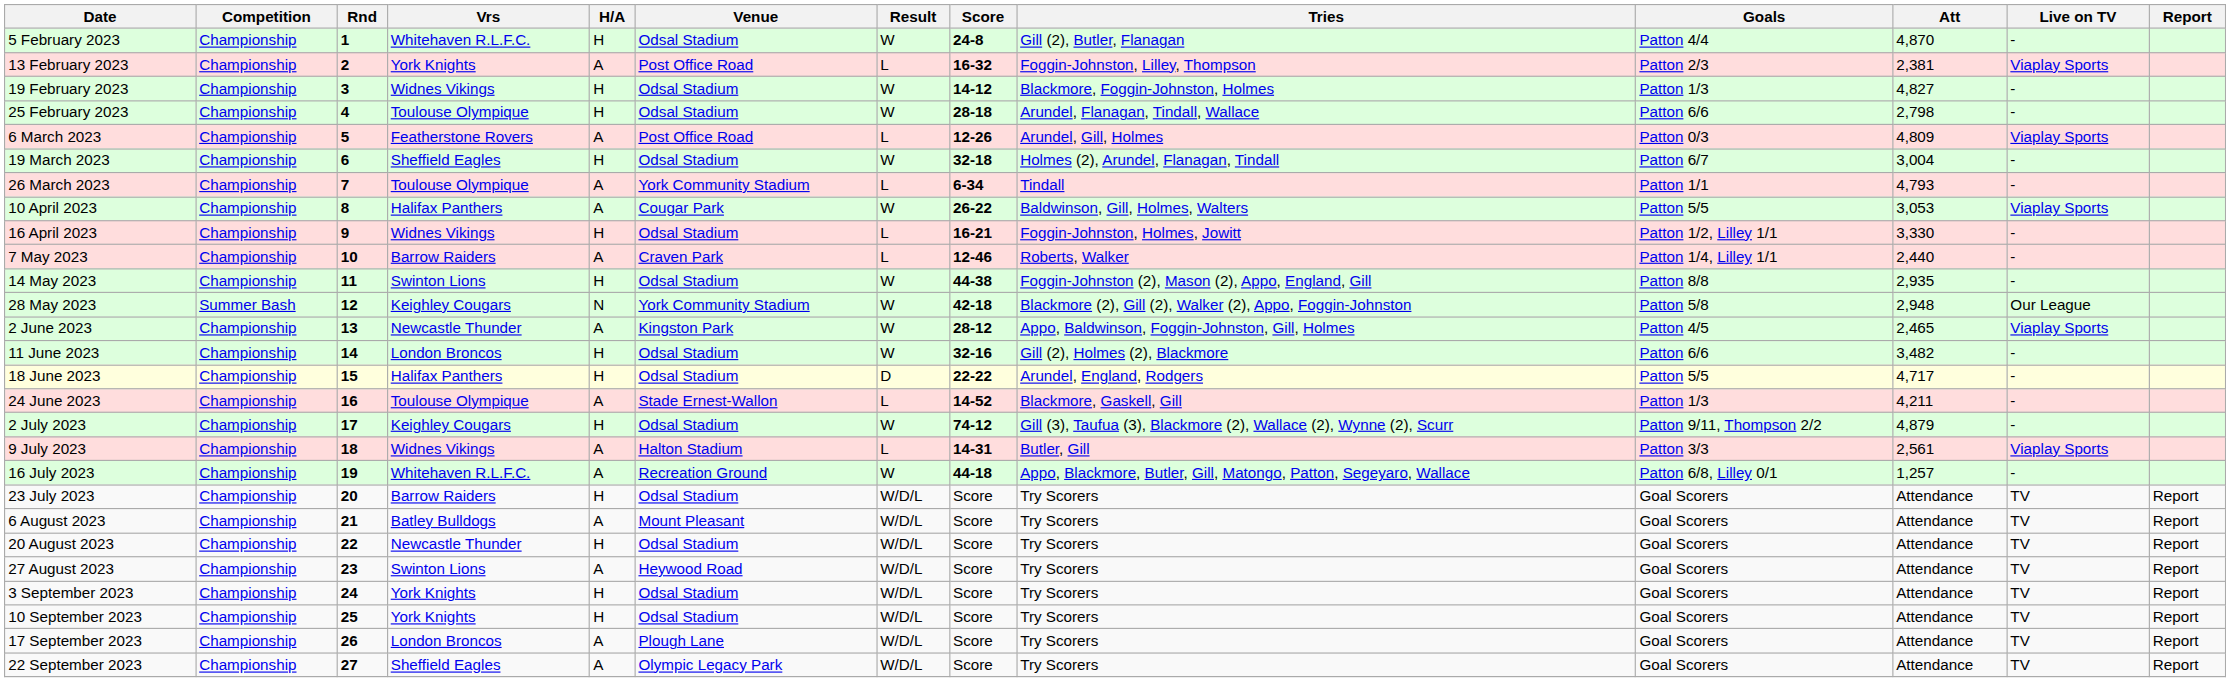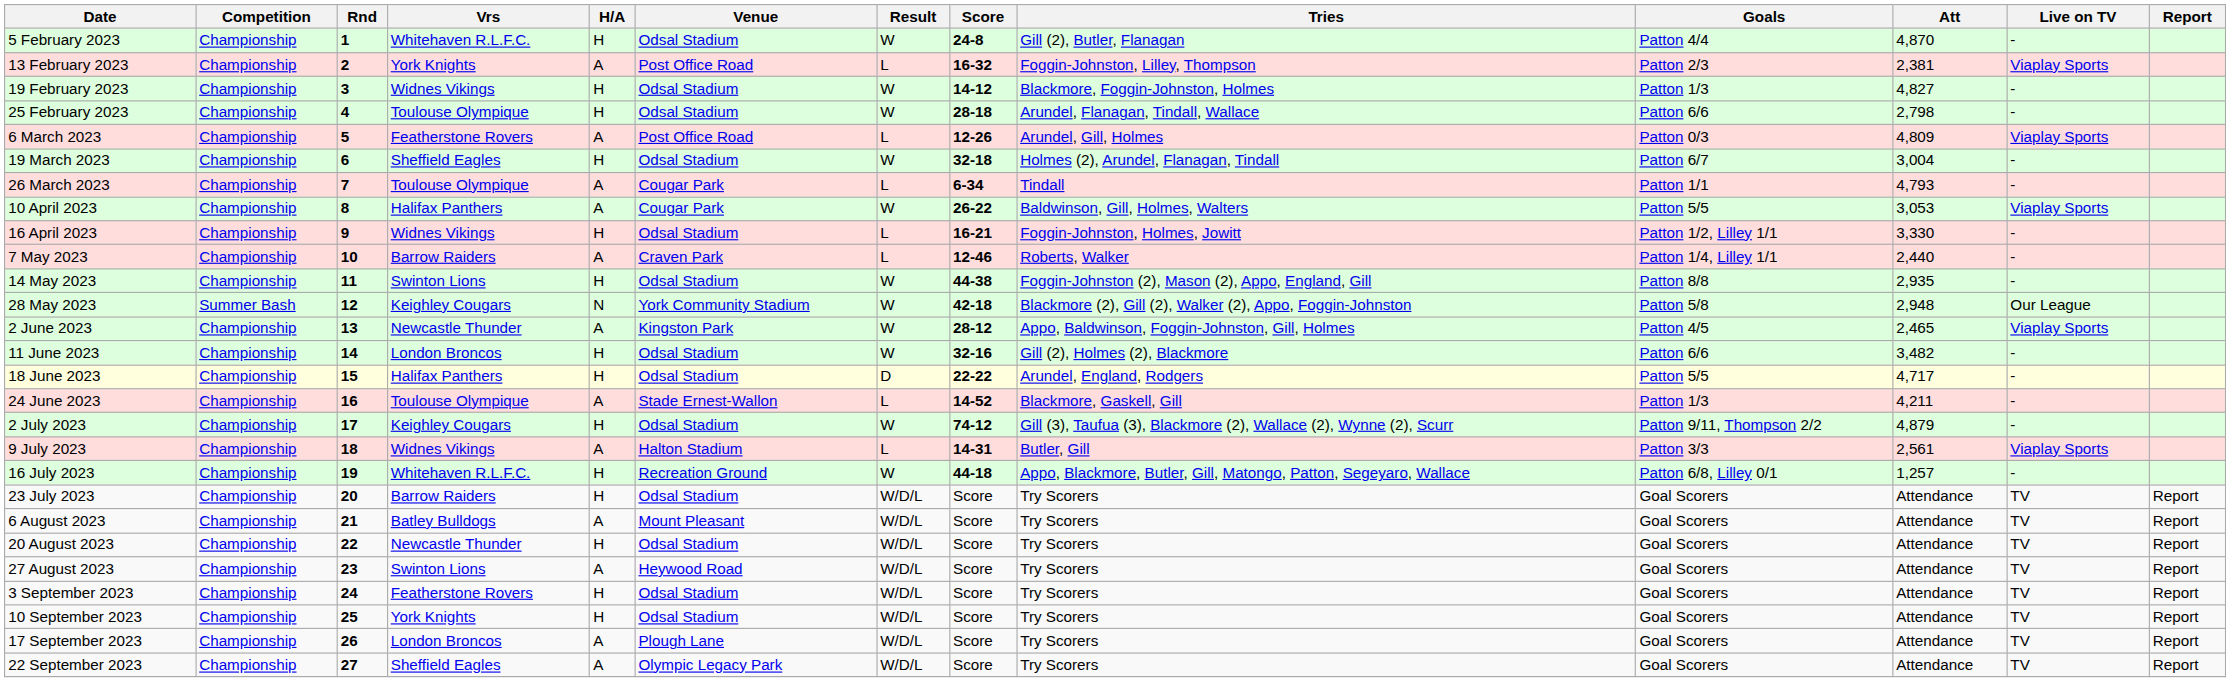(724, 184) York Community Stadium -> (681, 184) Cougar Park
(598, 472) A -> (599, 472) H
(433, 592) York Knights -> (462, 592) Featherstone Rovers
